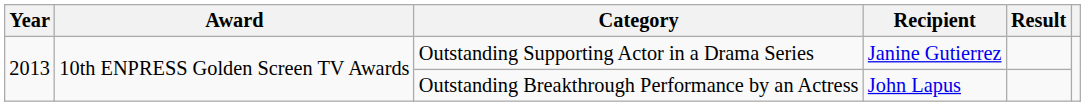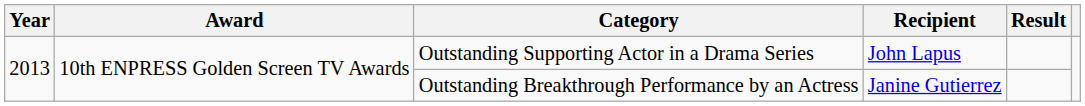(935, 52) Janine Gutierrez -> (914, 52) John Lapus
(914, 85) John Lapus -> (935, 85) Janine Gutierrez
